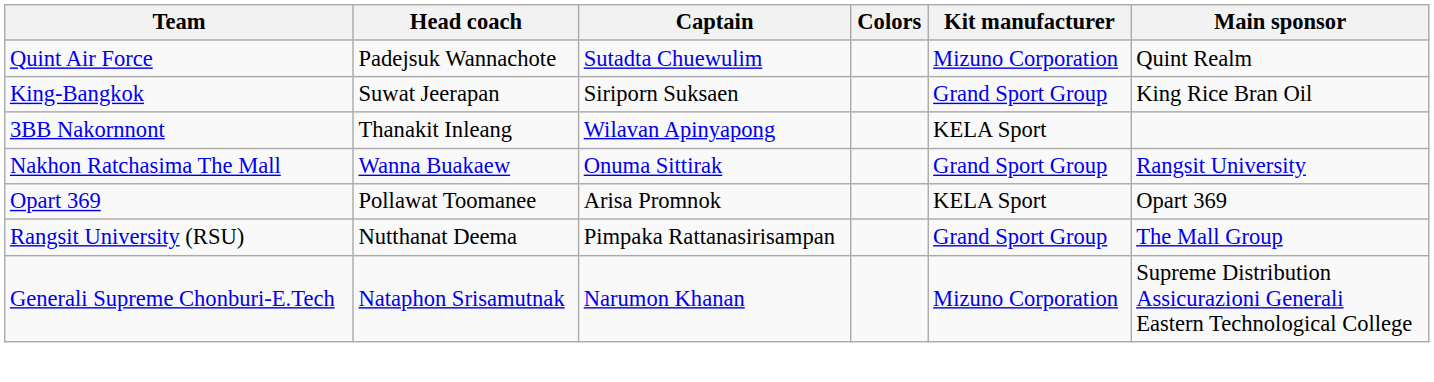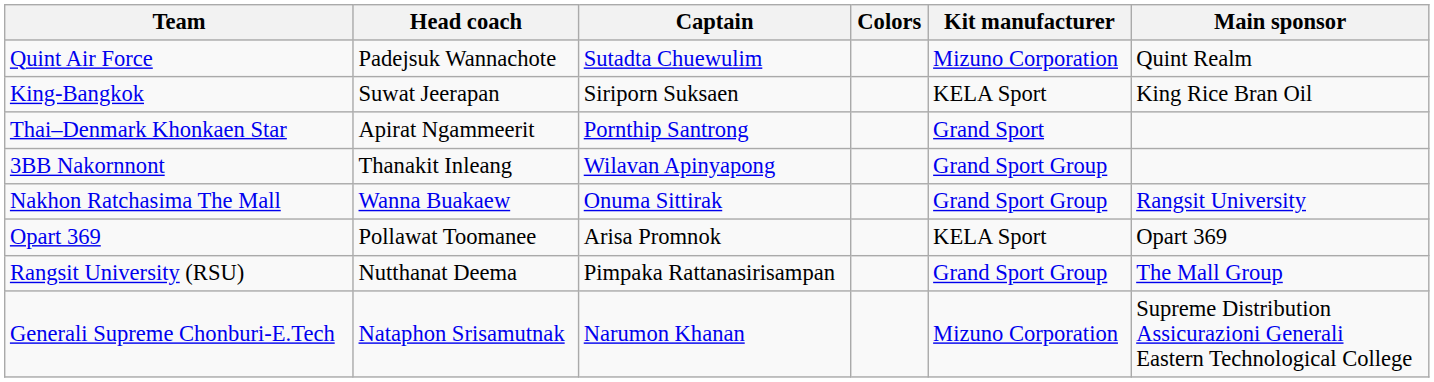(1020, 93) Grand Sport Group -> (990, 93) KELA Sport
+ row: (148, 129)
(990, 129) KELA Sport -> (1020, 165) Grand Sport Group
